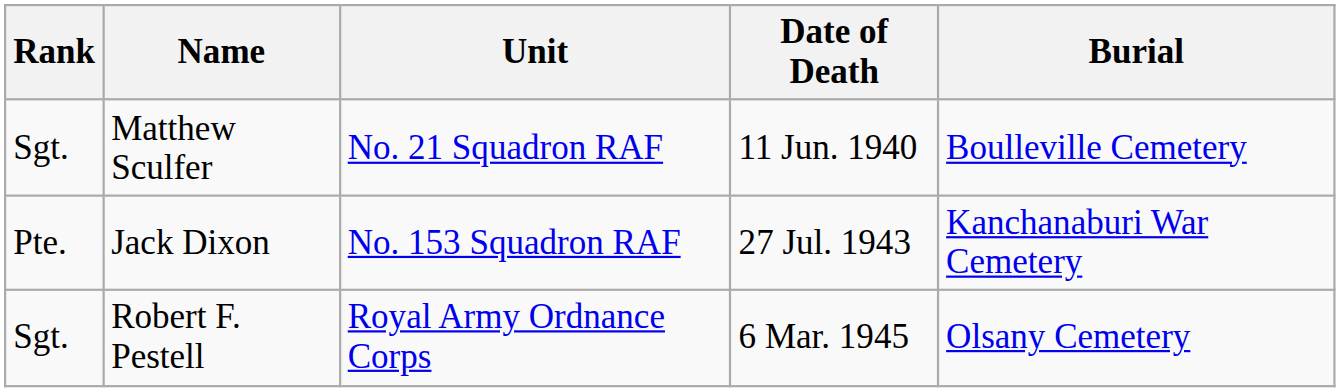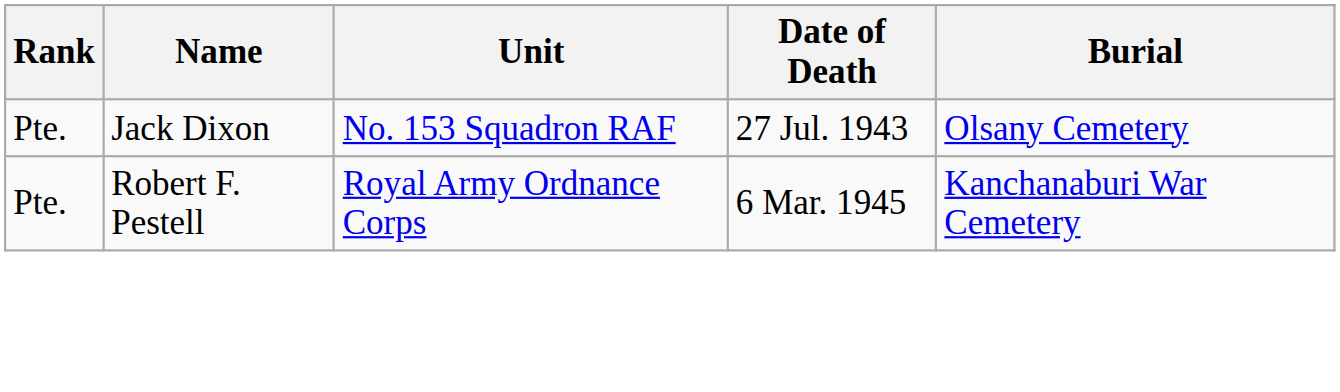- row: (173, 146)
(1077, 241) Kanchanaburi War Cemetery -> (1066, 127) Olsany Cemetery
(41, 336) Sgt. -> (40, 202) Pte.
(1068, 336) Olsany Cemetery -> (1075, 202) Kanchanaburi War Cemetery
